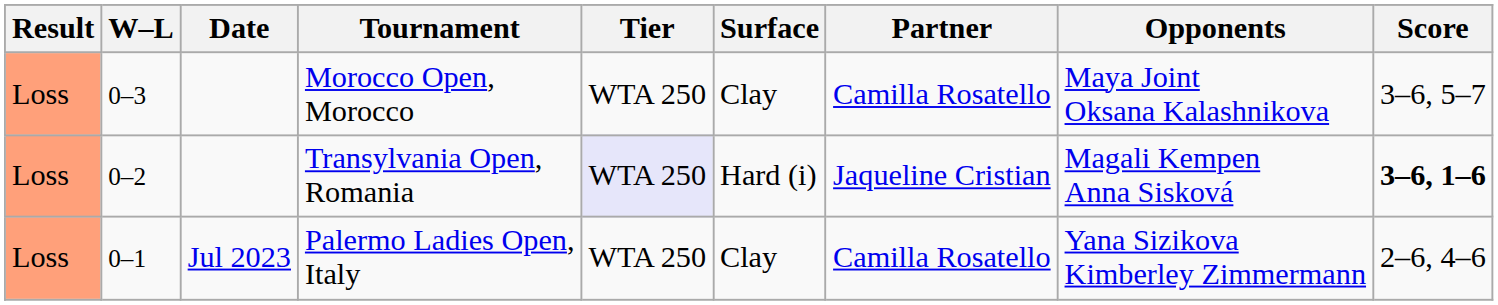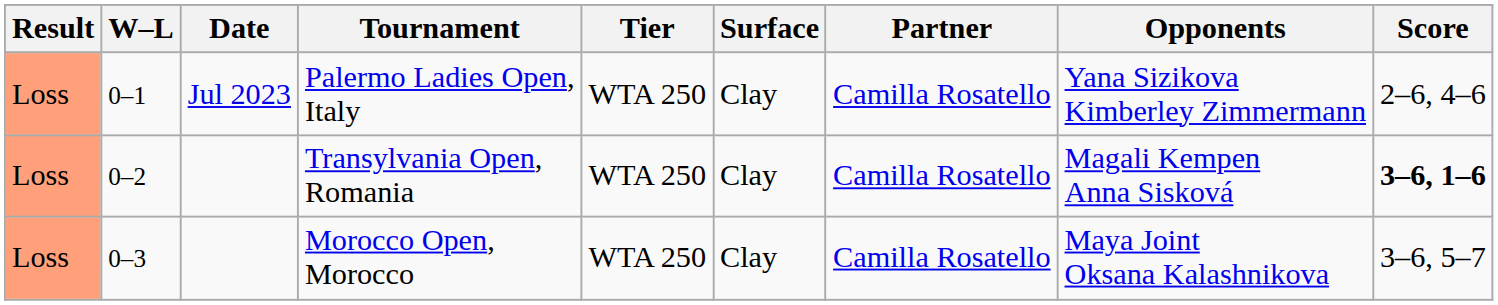rows swapped: (440, 257) <-> (400, 93)
(647, 175) lavender background -> (647, 175) no background
(768, 175) Hard (i) -> (749, 175) Clay
(942, 175) Jaqueline Cristian -> (942, 175) Camilla Rosatello
